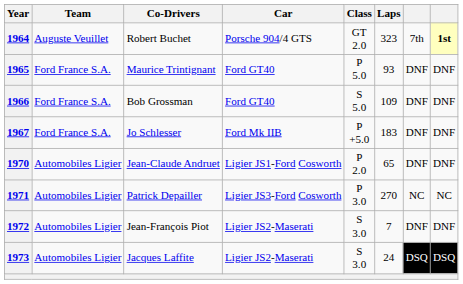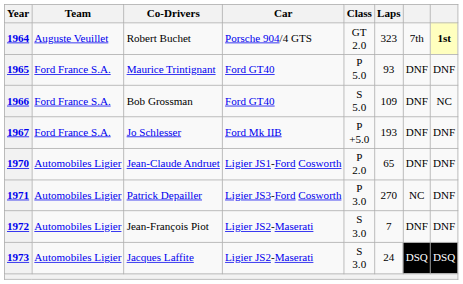(444, 101) DNF -> (444, 101) NC
(389, 132) 183 -> (389, 132) 193
(444, 195) NC -> (444, 195) DNF
